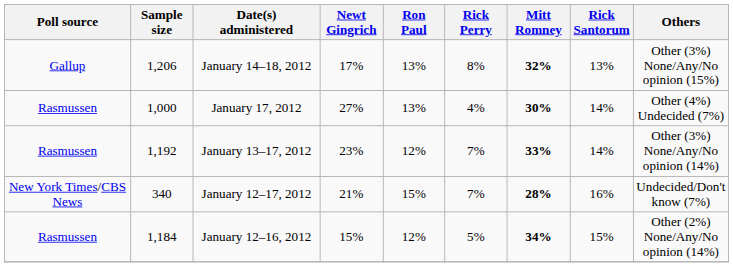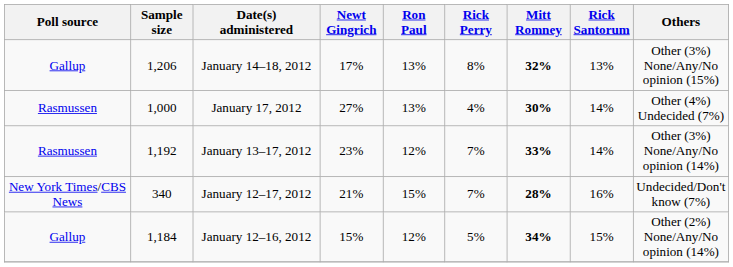(67, 237) Rasmussen -> (67, 237) Gallup
